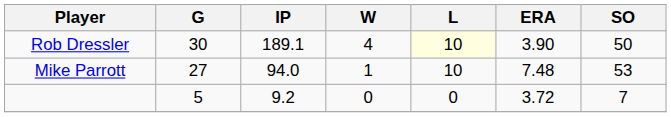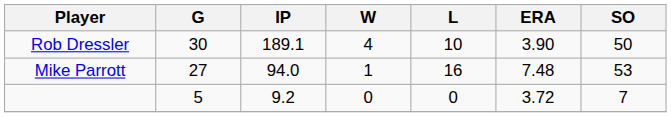(453, 44) lightyellow background -> (453, 44) no background
(453, 71) 10 -> (453, 71) 16
